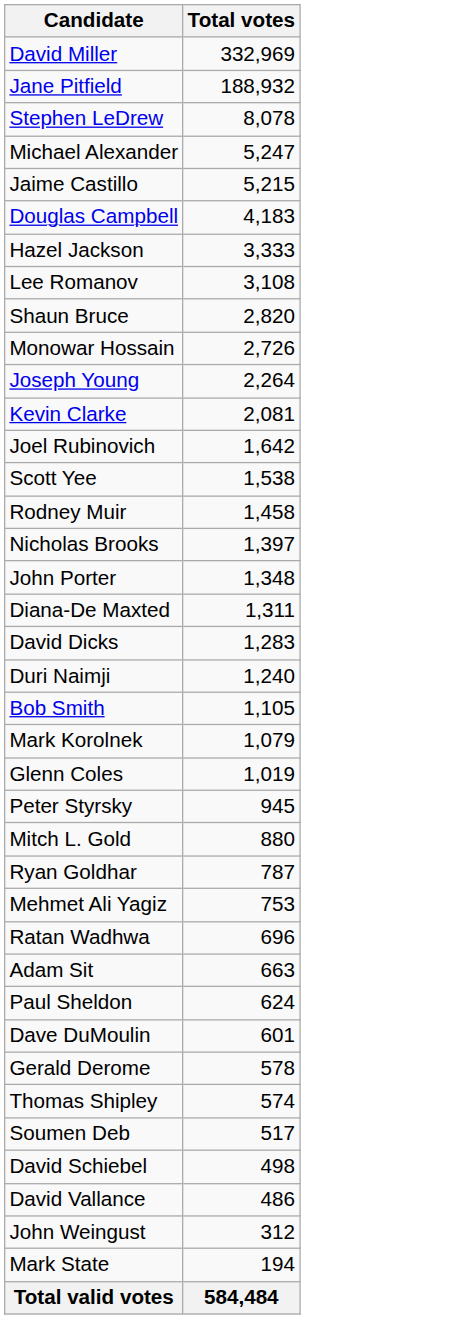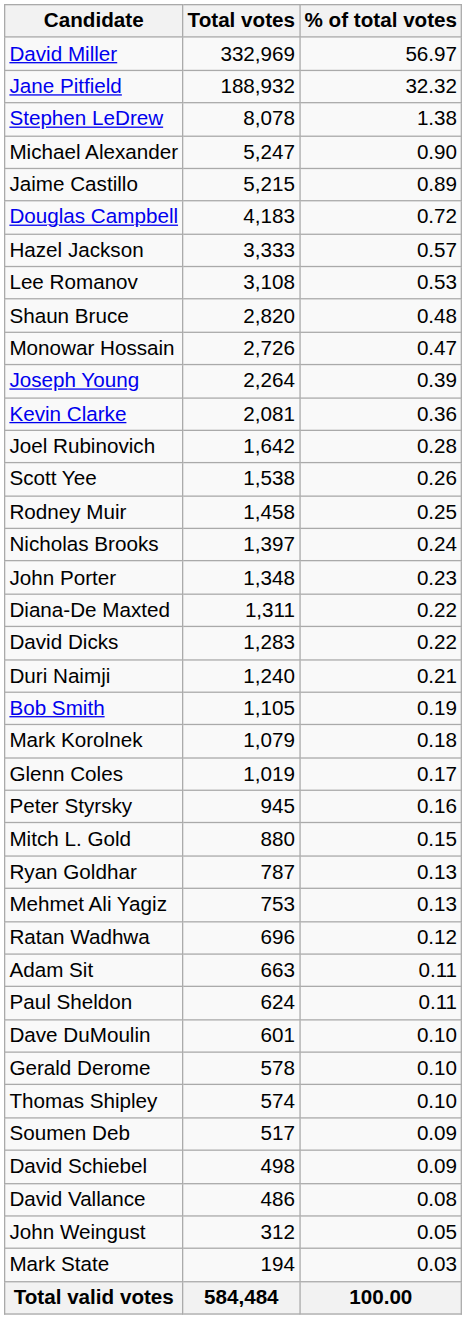+ column: (381, 20)
